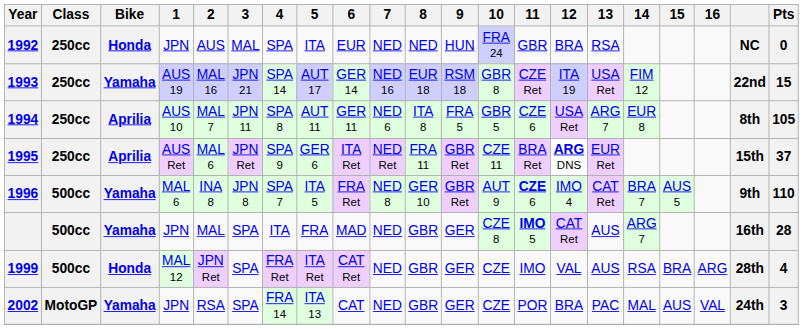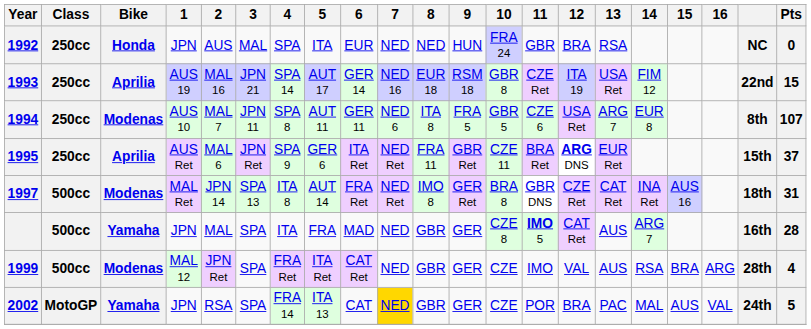(130, 82) Yamaha -> (133, 82) Aprilia
(130, 119) Aprilia -> (133, 119) Modenas
(784, 119) 105 -> (791, 119) 107
- row: (23, 194)
+ row: (23, 194)
(130, 268) Honda -> (133, 268) Modenas
(387, 306) no background -> (395, 306) gold background
(784, 306) 3 -> (791, 306) 5
